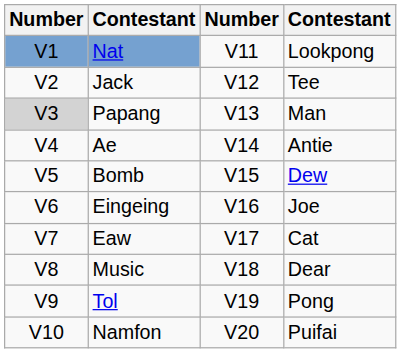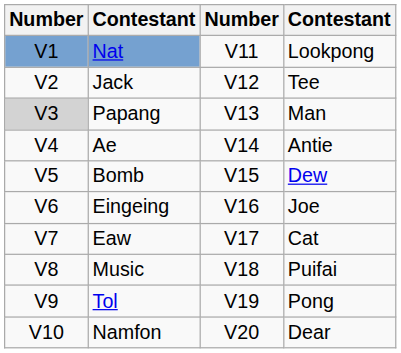(309, 269) Dear -> (312, 269) Puifai
(312, 332) Puifai -> (309, 332) Dear
